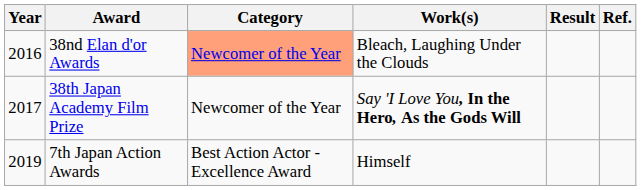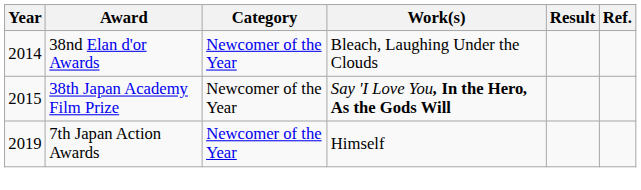(25, 53) 2016 -> (25, 53) 2014
(266, 53) lightsalmon background -> (264, 53) no background
(25, 107) 2017 -> (25, 98) 2015
(256, 162) Best Action Actor - Excellence Award -> (264, 143) Newcomer of the Year
